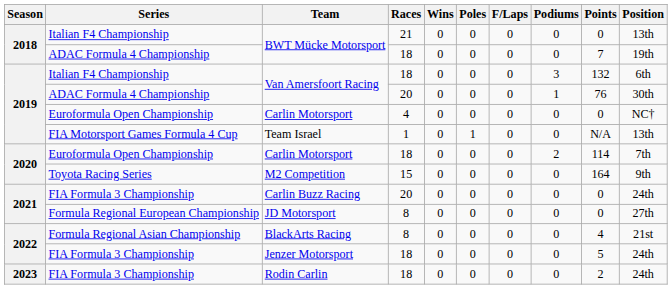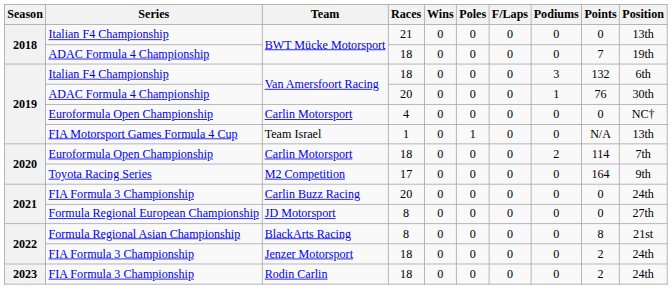(406, 174) 15 -> (406, 174) 17
(601, 234) 4 -> (601, 234) 8
(601, 254) 5 -> (601, 254) 2
